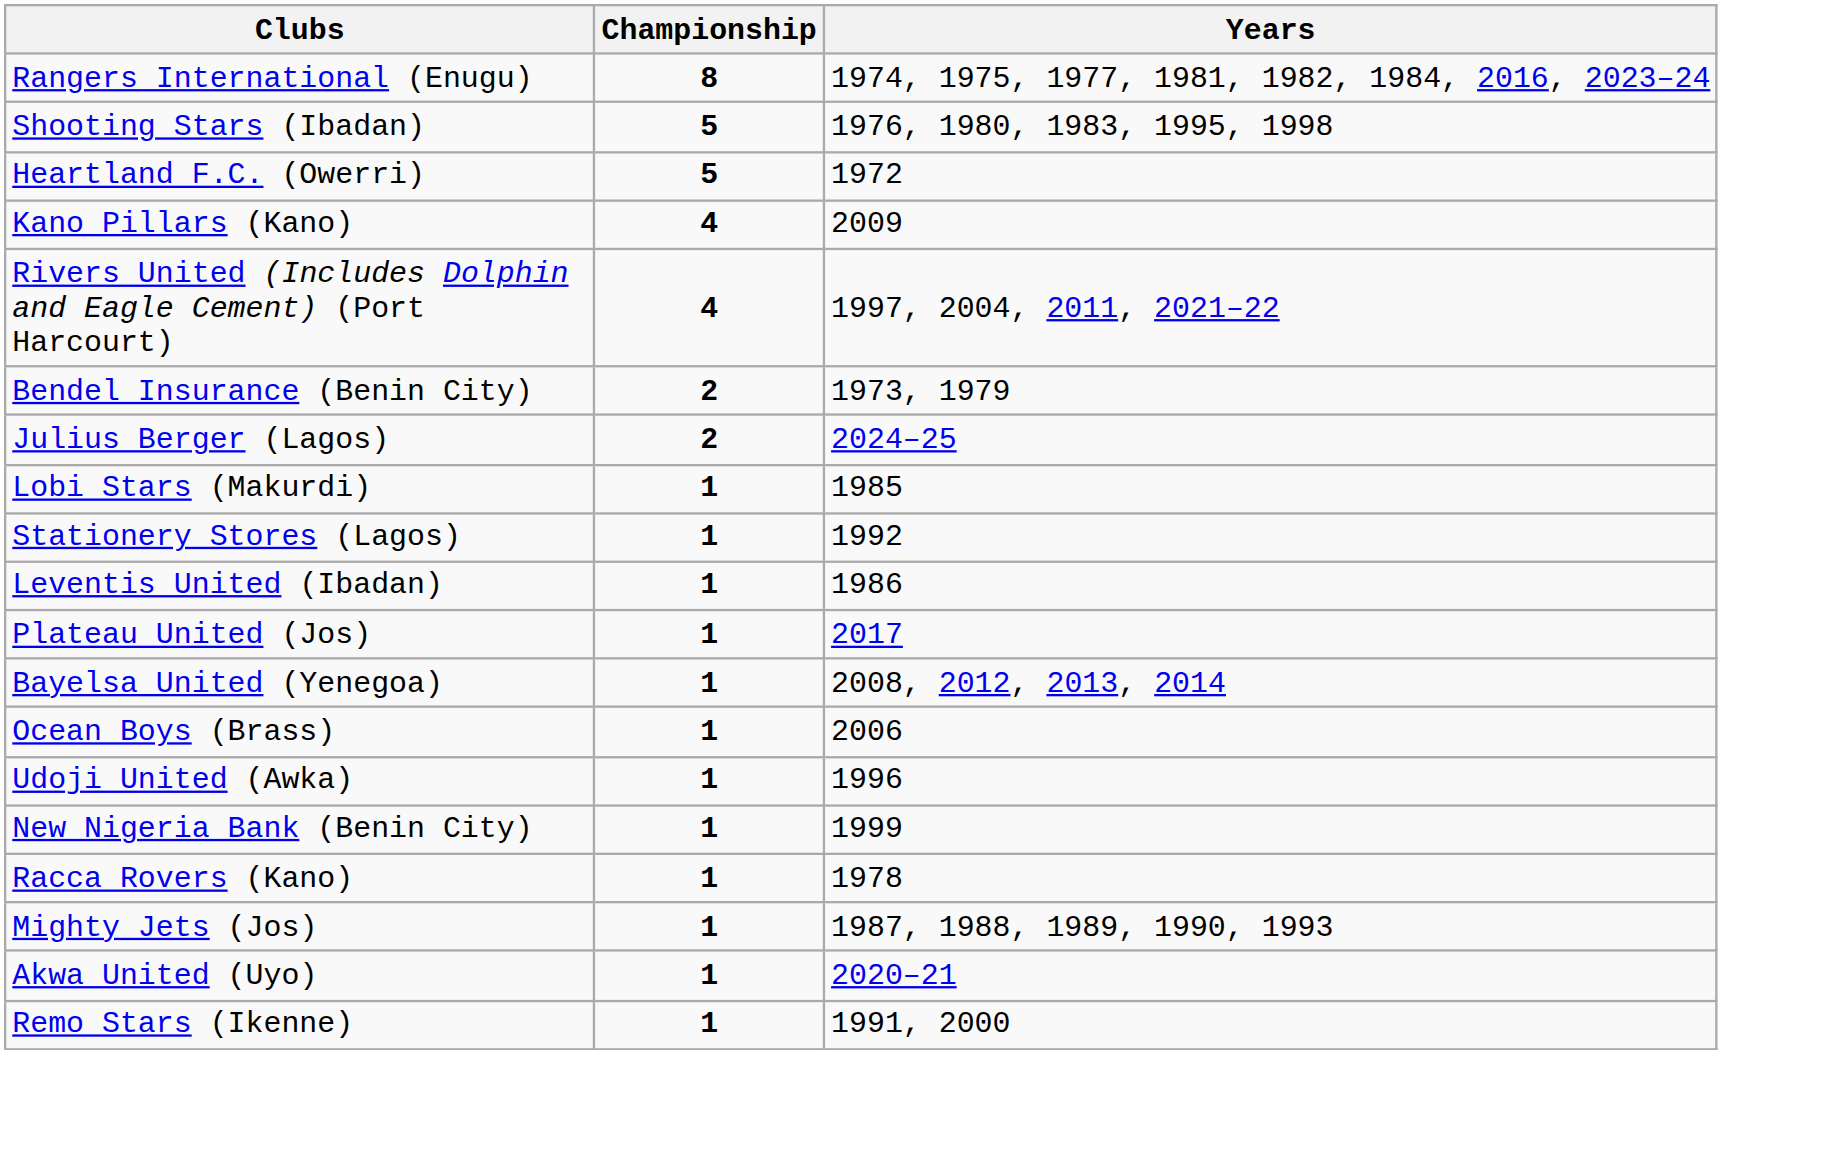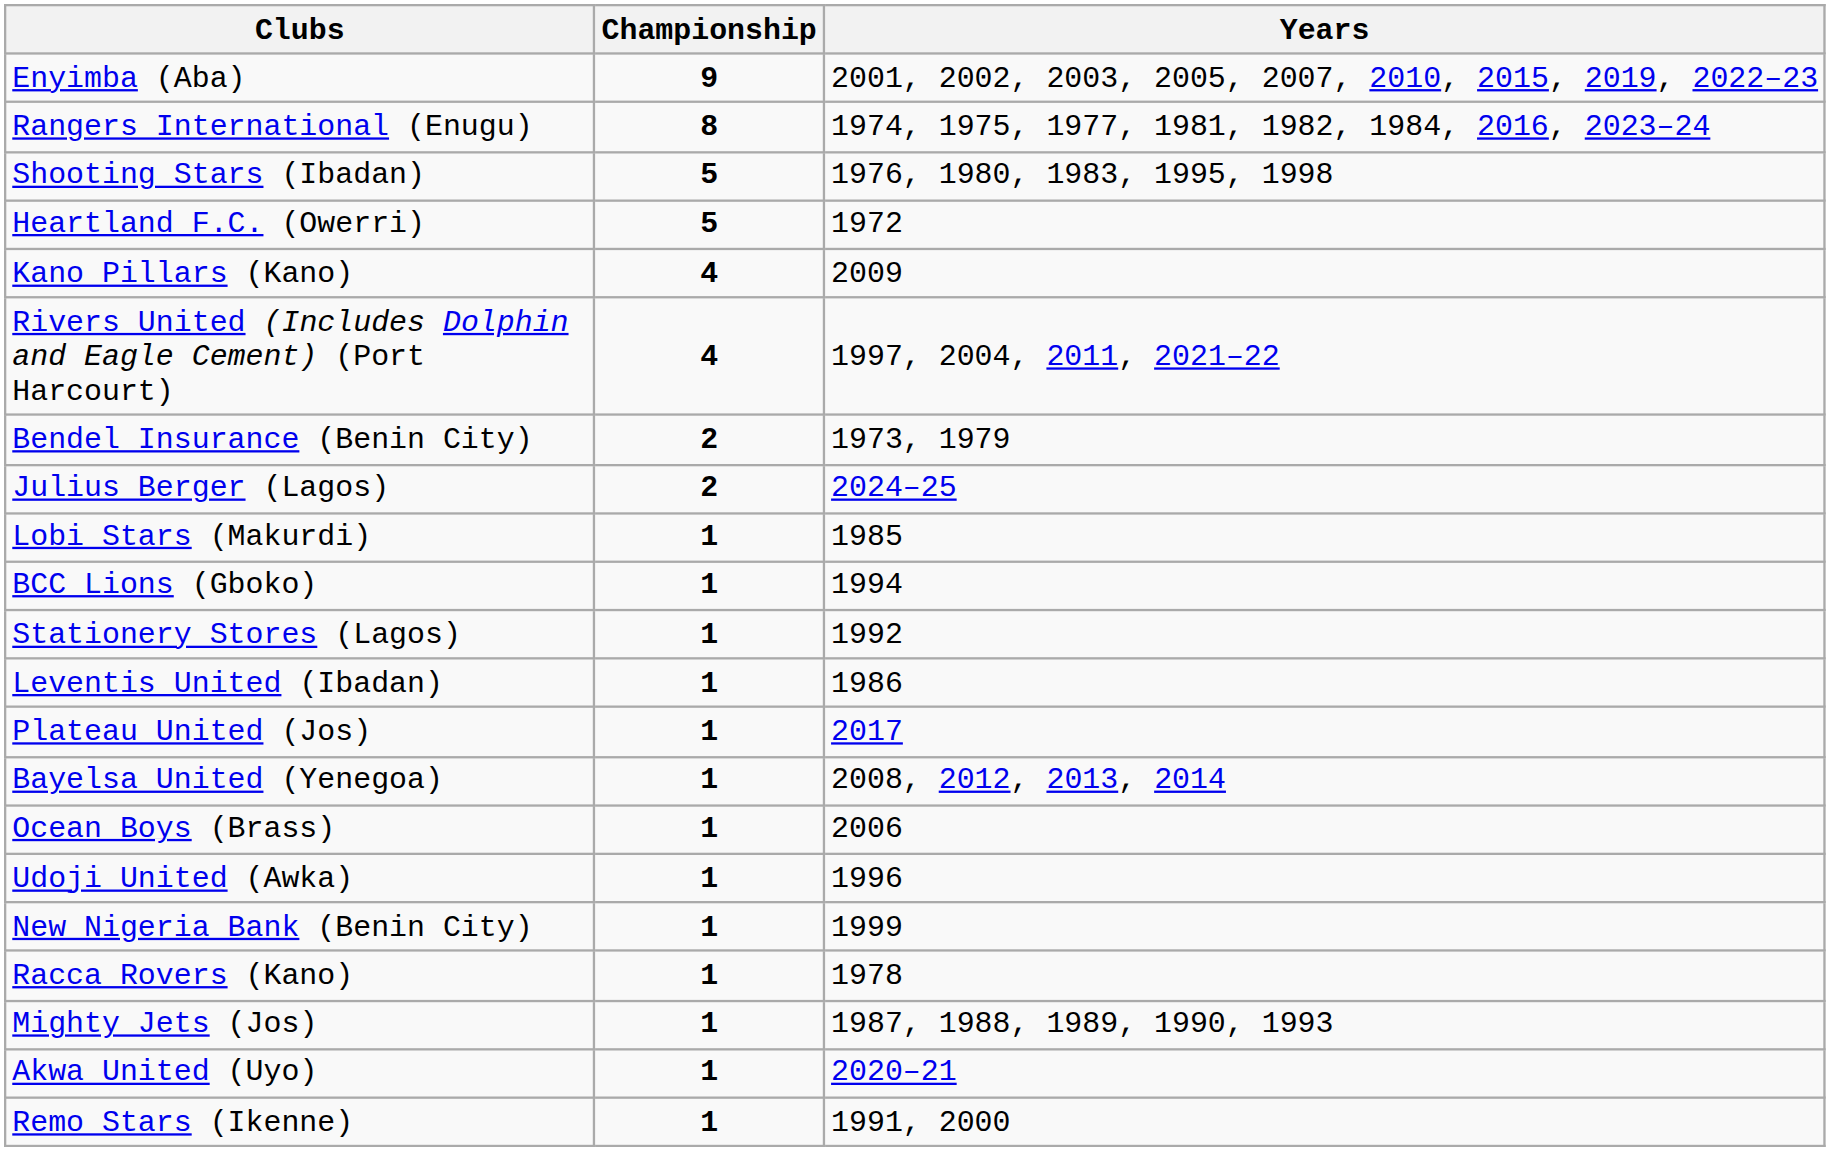+ row: (129, 78)
+ row: (165, 586)
